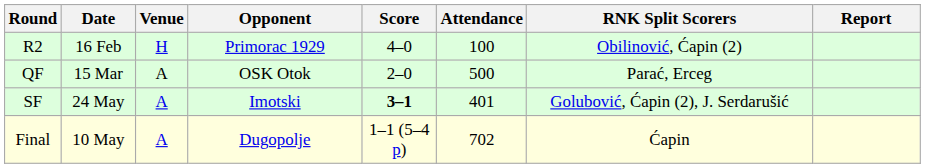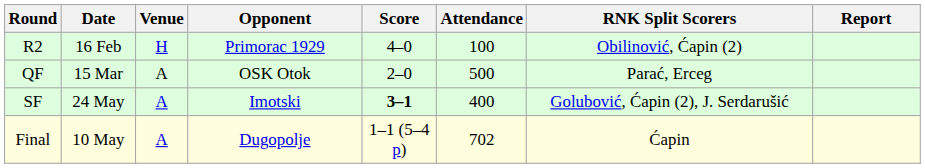(482, 102) 401 -> (482, 102) 400
